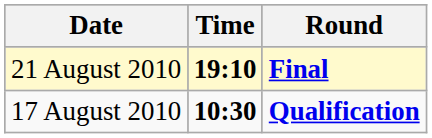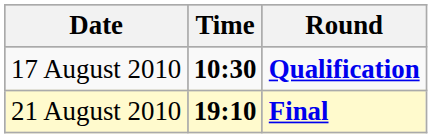rows swapped: (96, 111) <-> (96, 68)
